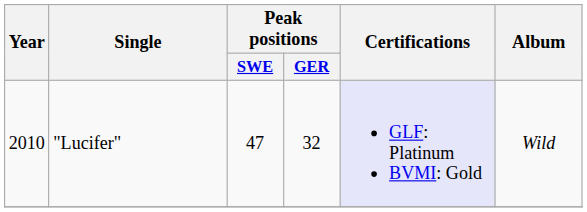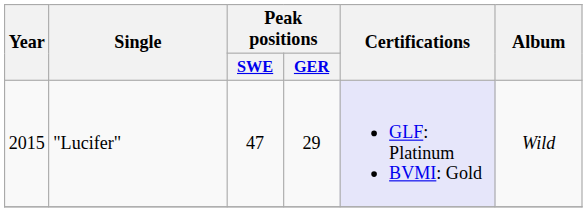(27, 143) 2010 -> (27, 143) 2015
(312, 143) 32 -> (312, 143) 29
